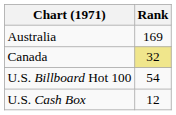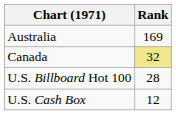(153, 78) 54 -> (153, 78) 28
